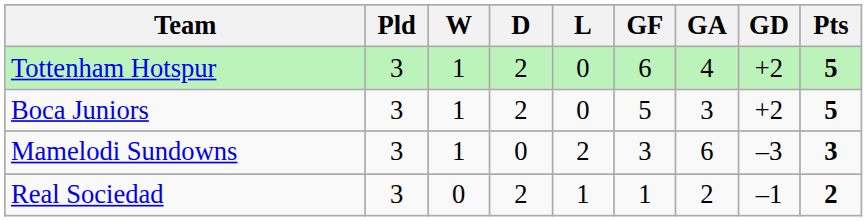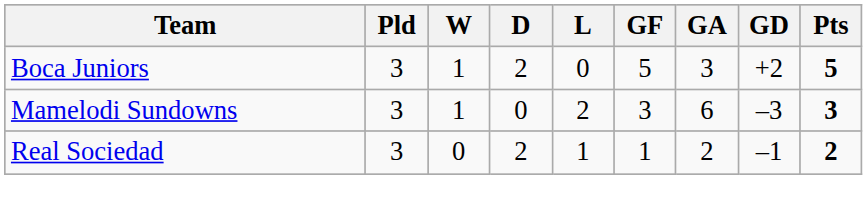- row: (114, 67)
